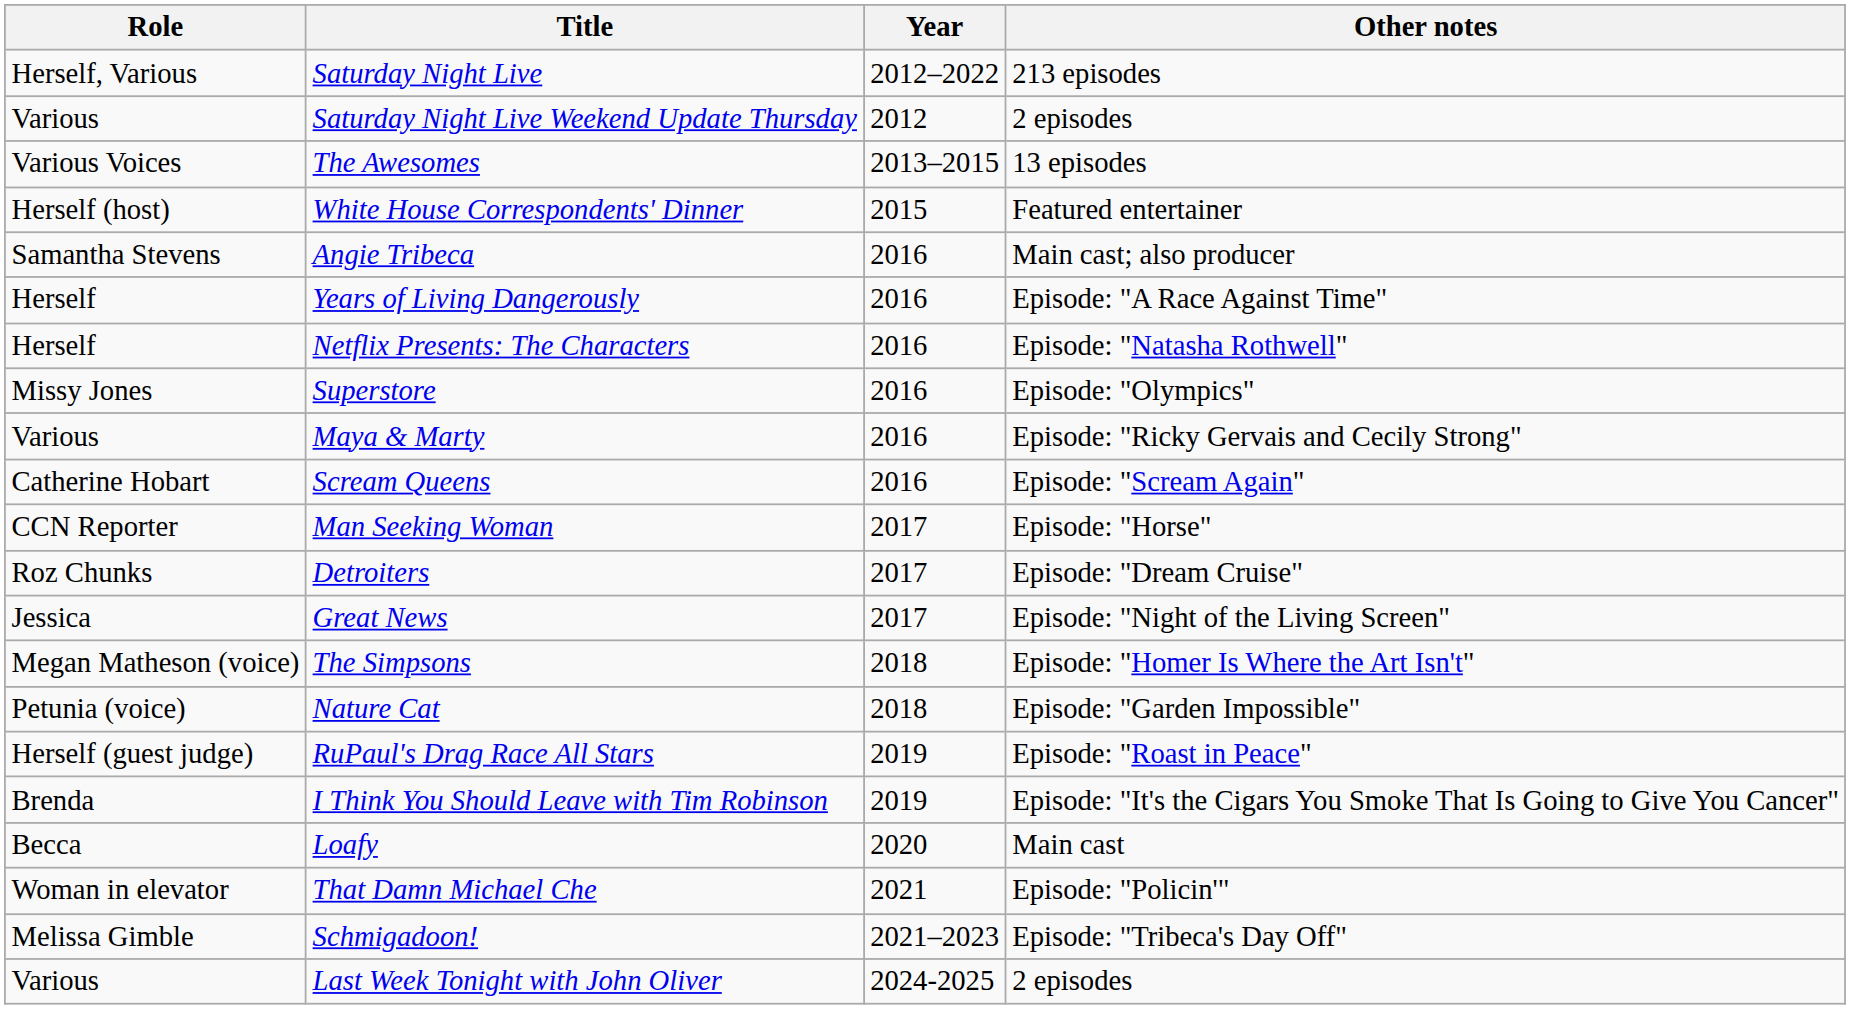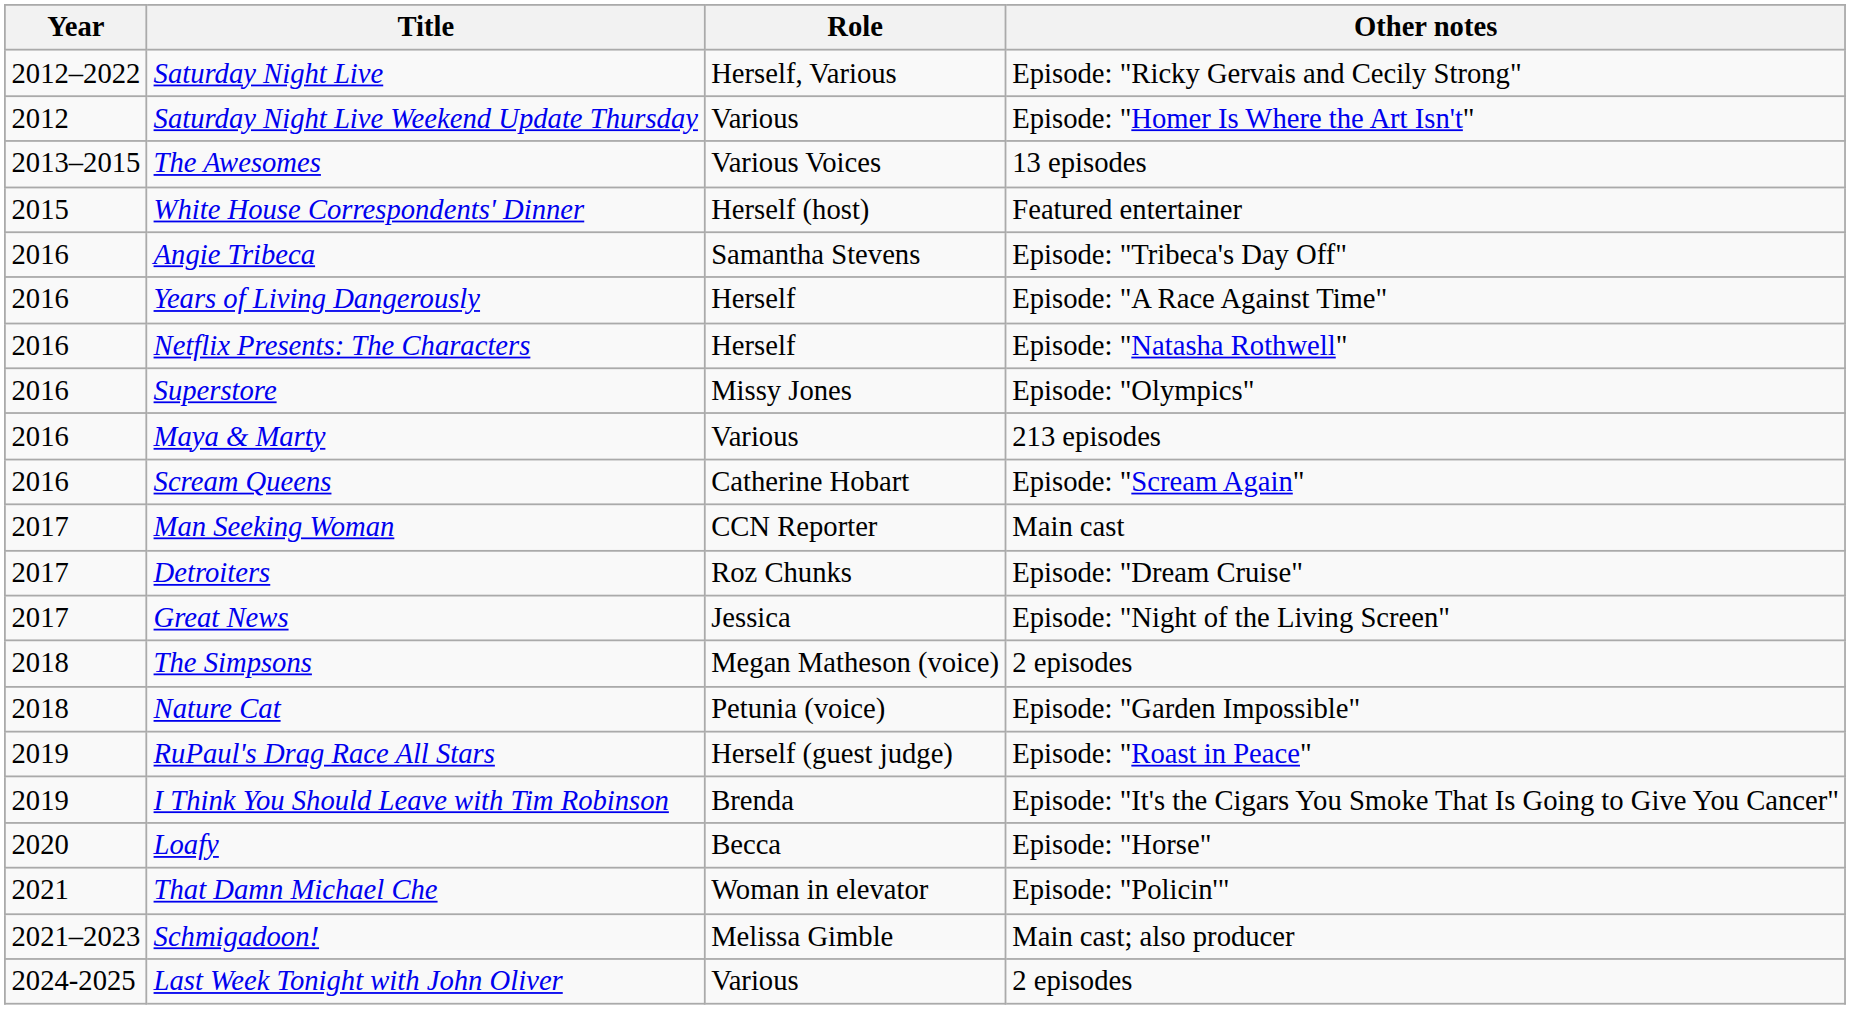columns swapped: (935, 27) <-> (155, 27)
(1087, 72) 213 episodes -> (1267, 72) Episode: "Ricky Gervais and Cecily Strong"
(1072, 118) 2 episodes -> (1243, 118) Episode: "Homer Is Where the Art Isn't"
(1153, 254) Main cast; also producer -> (1180, 254) Episode: "Tribeca's Day Off"
(1267, 436) Episode: "Ricky Gervais and Cecily Strong" -> (1087, 436) 213 episodes
(1112, 526) Episode: "Horse" -> (1068, 526) Main cast
(1243, 663) Episode: "Homer Is Where the Art Isn't" -> (1072, 663) 2 episodes
(1068, 844) Main cast -> (1112, 844) Episode: "Horse"
(1180, 935) Episode: "Tribeca's Day Off" -> (1153, 935) Main cast; also producer
